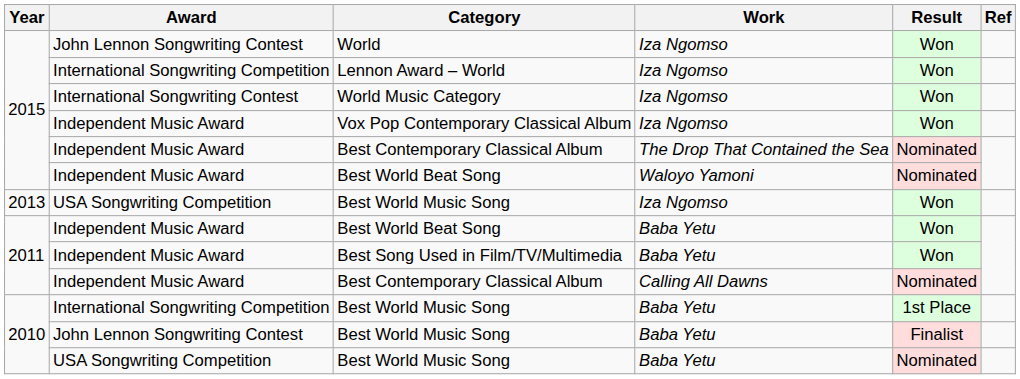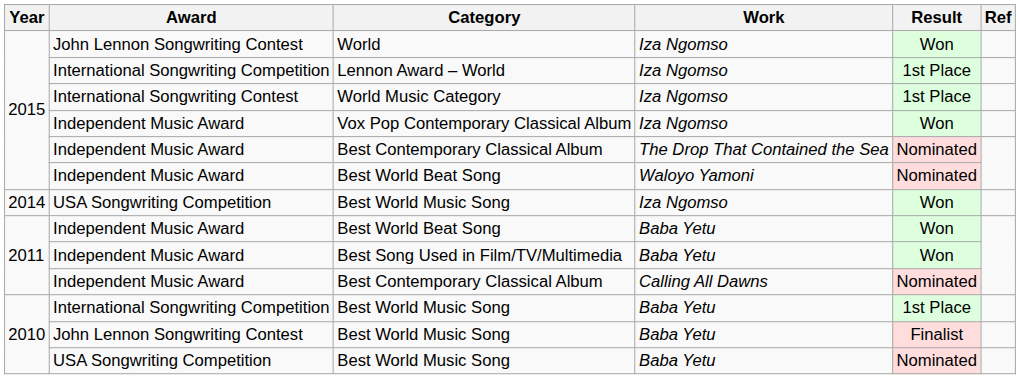(937, 70) Won -> (937, 70) 1st Place
(937, 96) Won -> (937, 96) 1st Place
(27, 202) 2013 -> (27, 202) 2014
